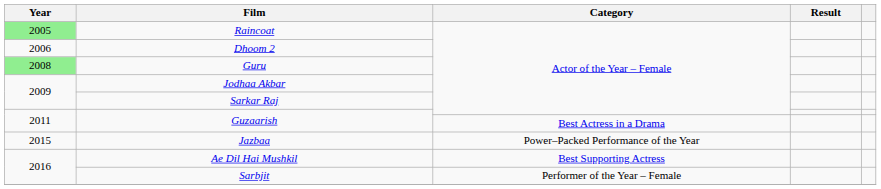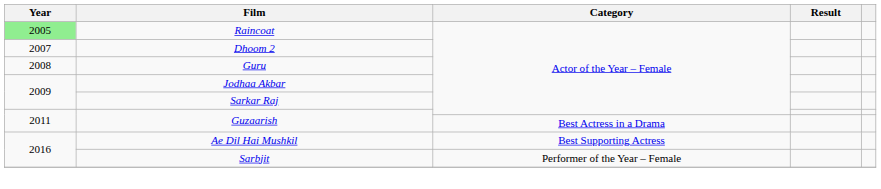(40, 48) 2006 -> (40, 48) 2007
(40, 65) lightgreen background -> (40, 65) no background
- row: (254, 140)
